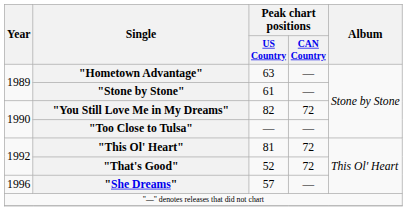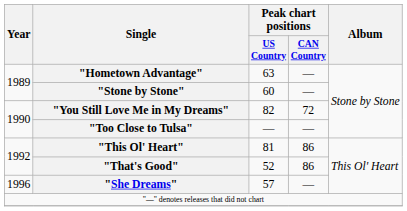(269, 91) 61 -> (269, 91) 60
(308, 147) 72 -> (308, 147) 86
(308, 166) 72 -> (308, 166) 86
